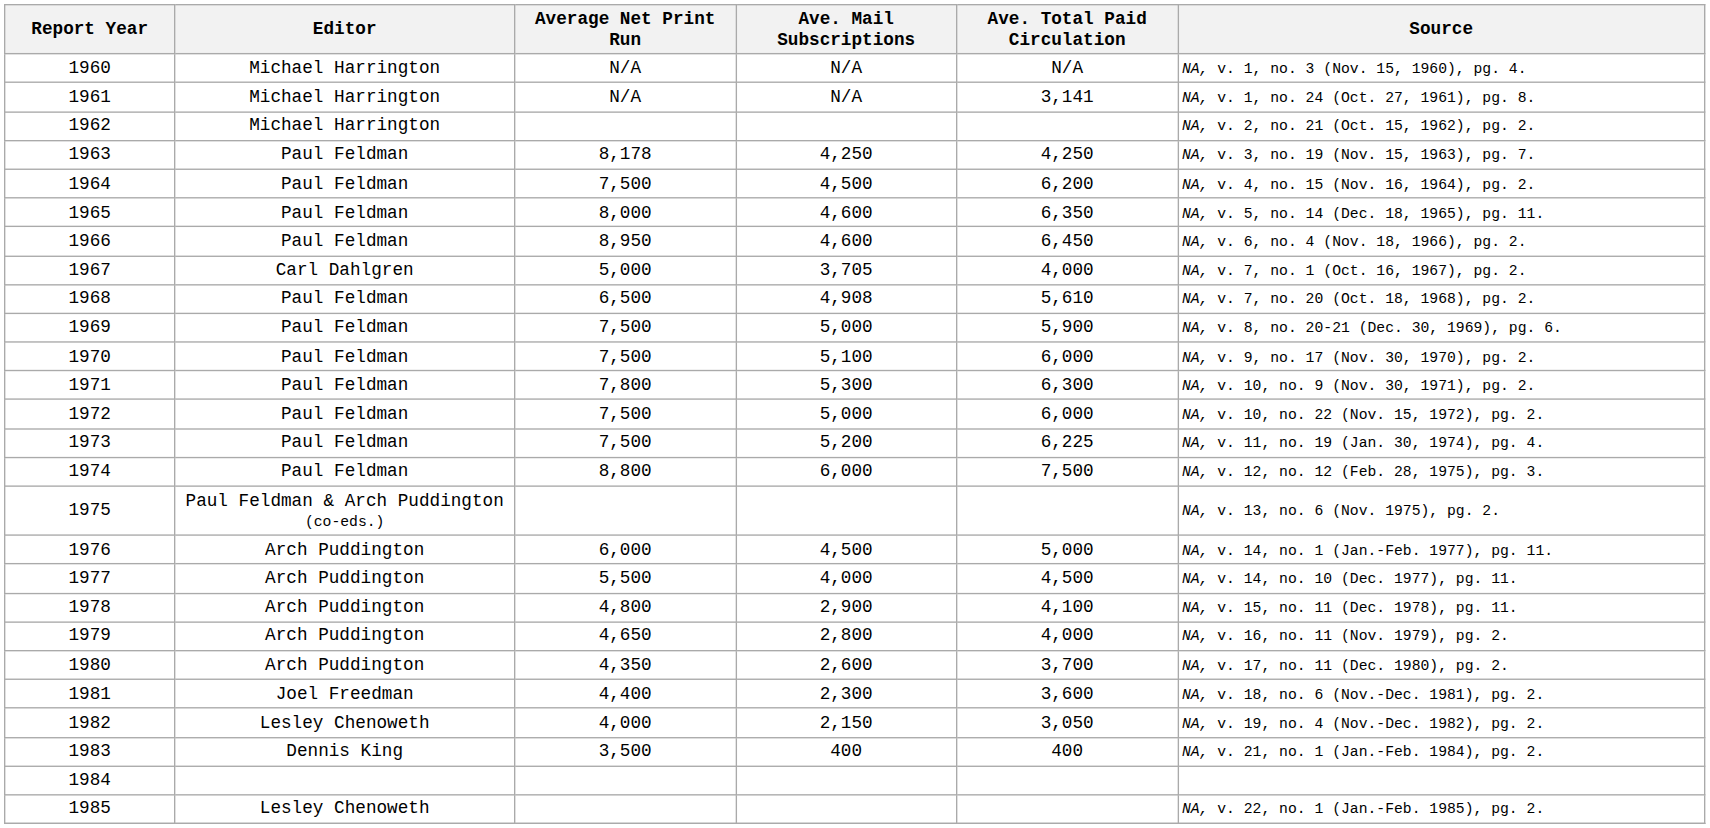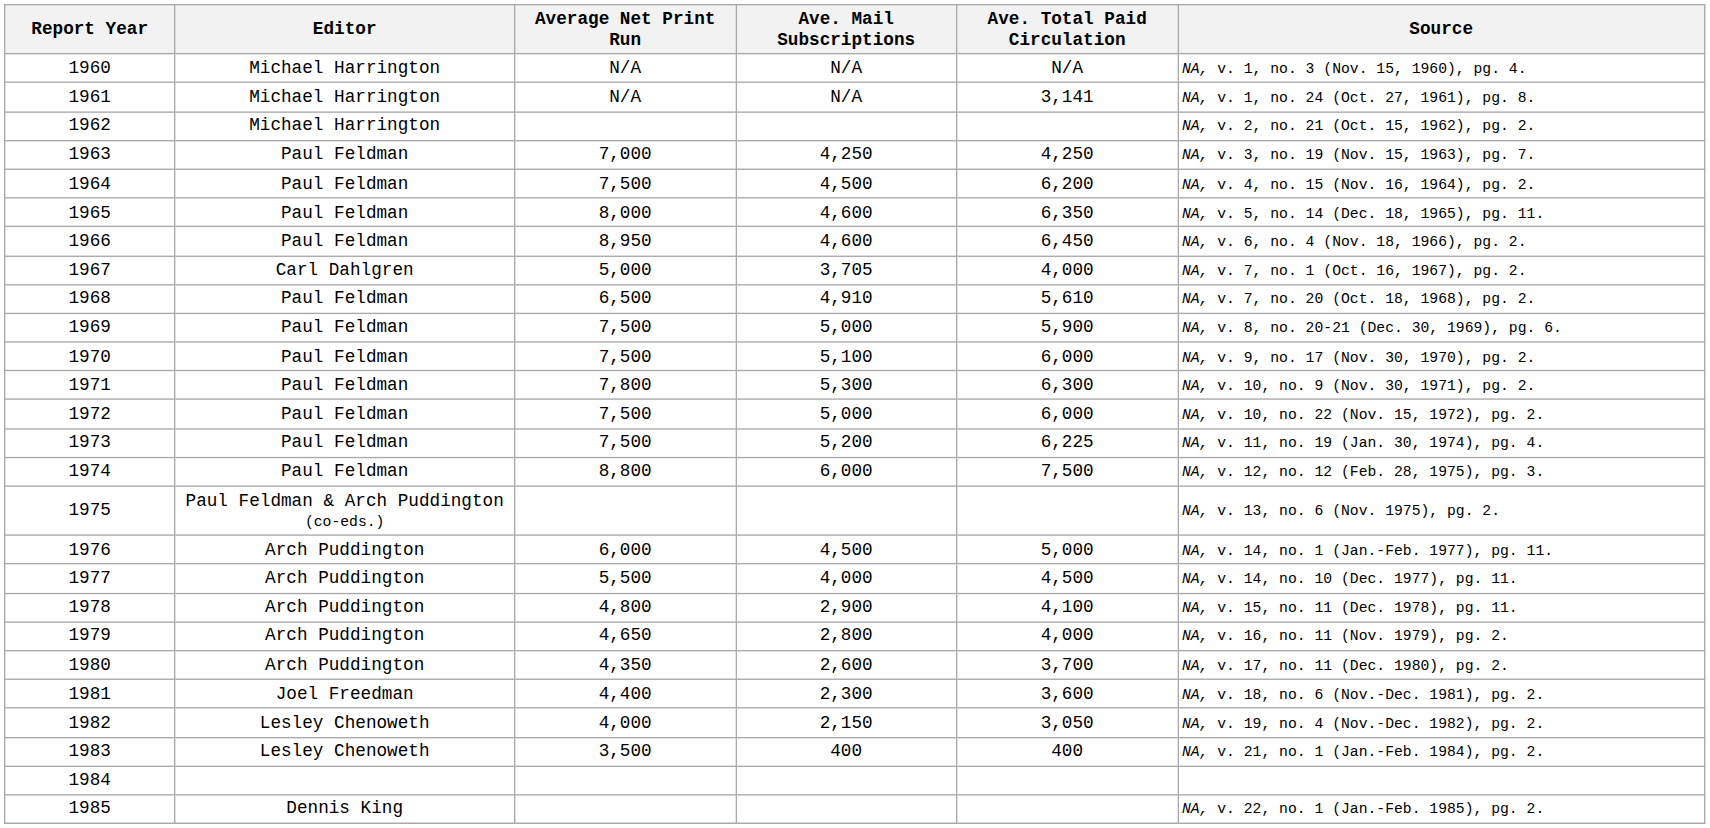(625, 155) 8,178 -> (625, 155) 7,000
(846, 299) 4,908 -> (846, 299) 4,910
(345, 751) Dennis King -> (345, 751) Lesley Chenoweth
(345, 809) Lesley Chenoweth -> (345, 809) Dennis King
